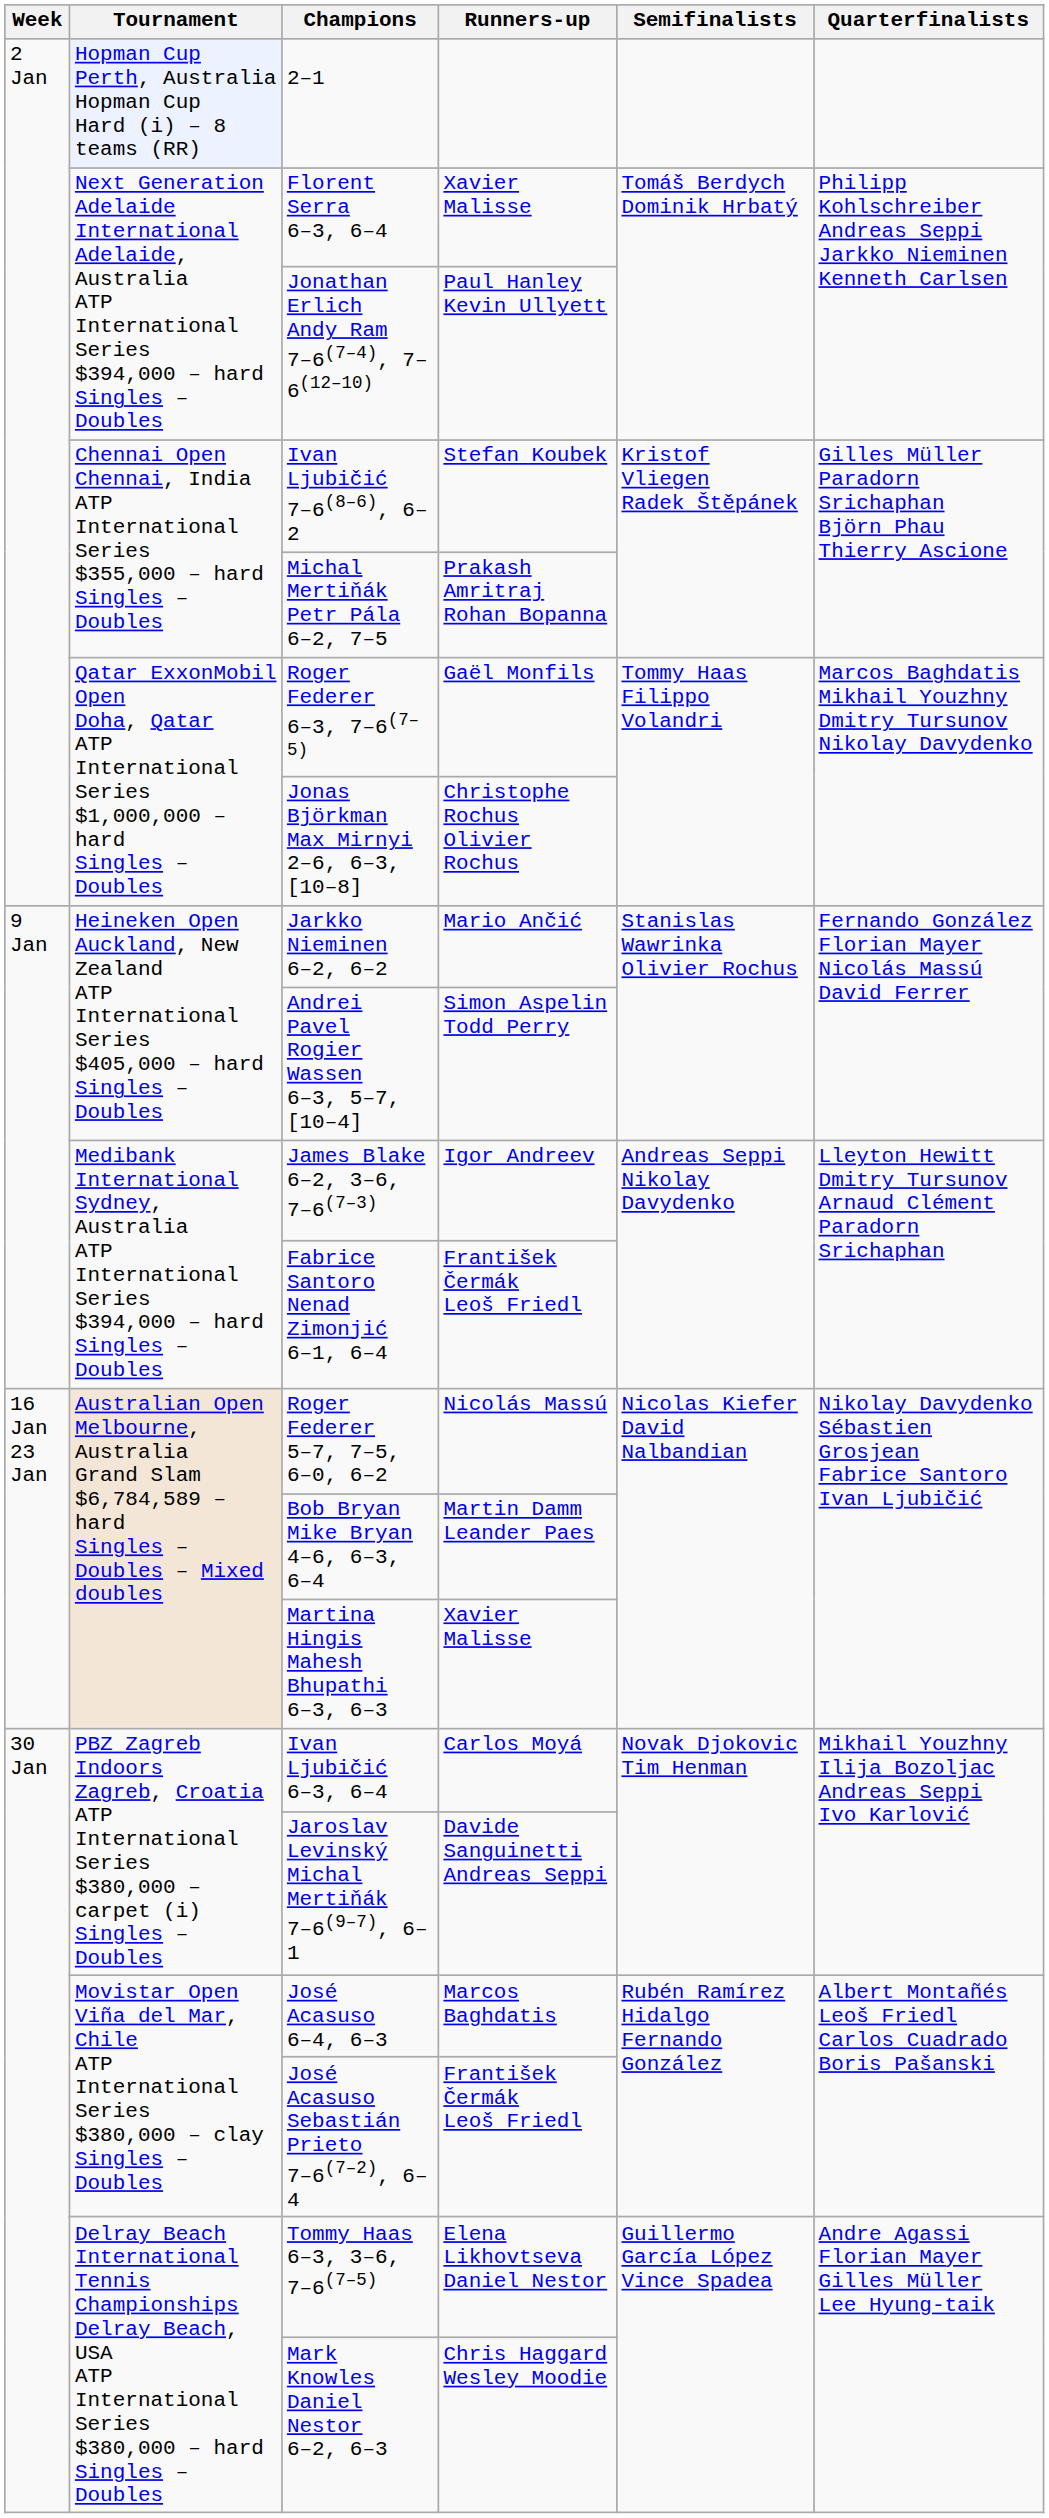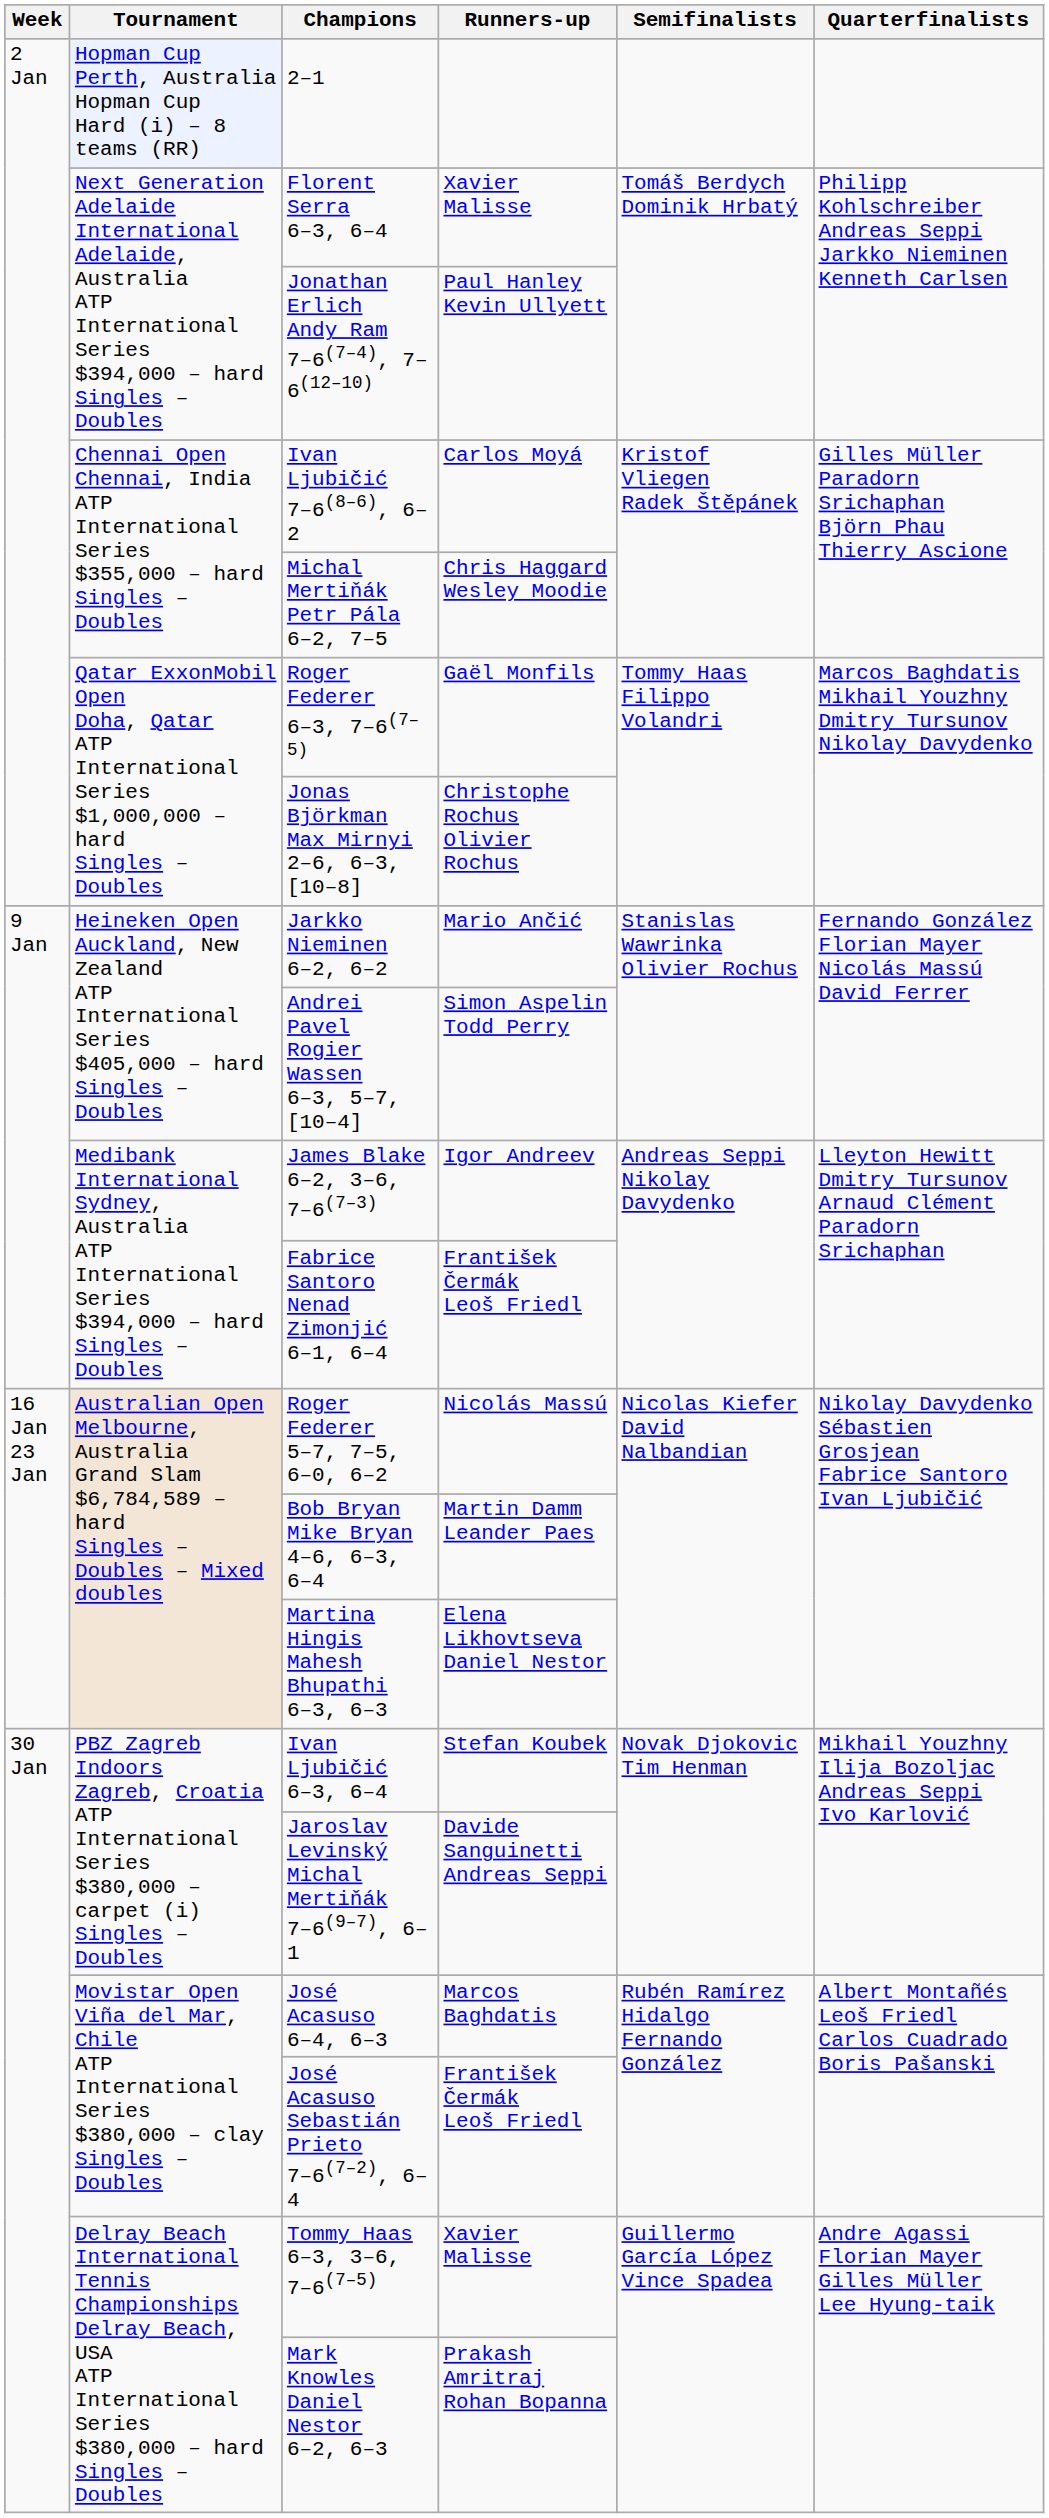(525, 457) Stefan Koubek -> (513, 457) Carlos Moyá
(525, 593) Prakash Amritraj Rohan Bopanna -> (525, 581) Chris Haggard Wesley Moodie
(488, 1628) Xavier Malisse -> (525, 1640) Elena Likhovtseva Daniel Nestor
(513, 1745) Carlos Moyá -> (525, 1745) Stefan Koubek
(525, 2258) Elena Likhovtseva Daniel Nestor -> (488, 2246) Xavier Malisse
(525, 2367) Chris Haggard Wesley Moodie -> (525, 2379) Prakash Amritraj Rohan Bopanna
